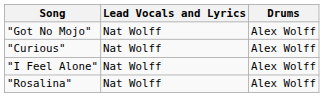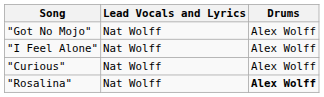rows swapped: (52, 66) <-> (36, 48)
(284, 84) normal -> (284, 84) bold
